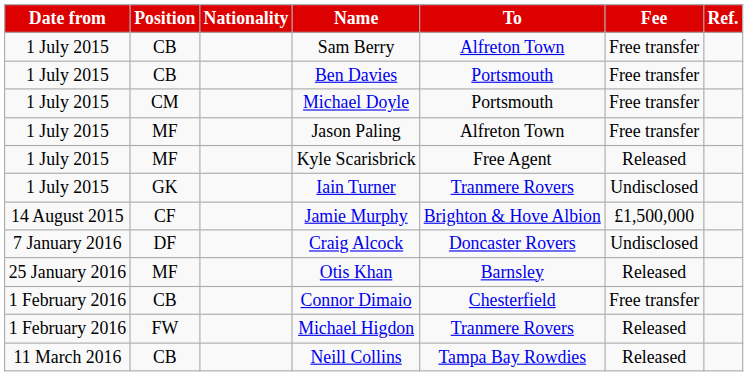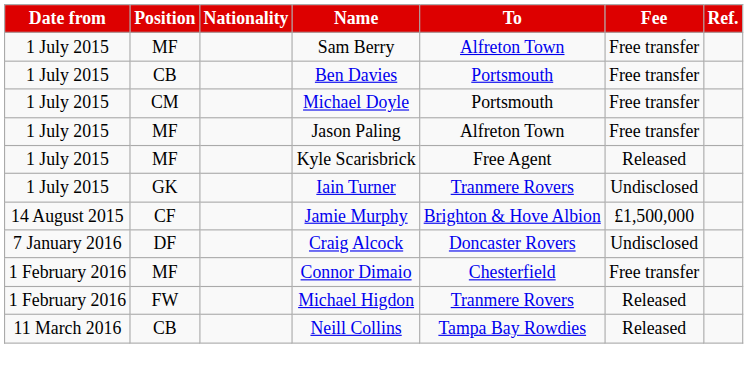(165, 46) CB -> (165, 46) MF
- row: (356, 272)
(165, 300) CB -> (165, 272) MF
